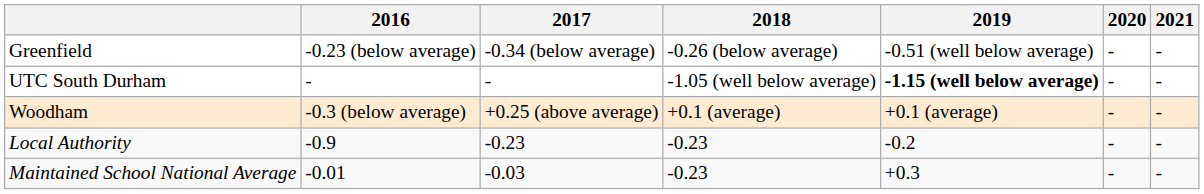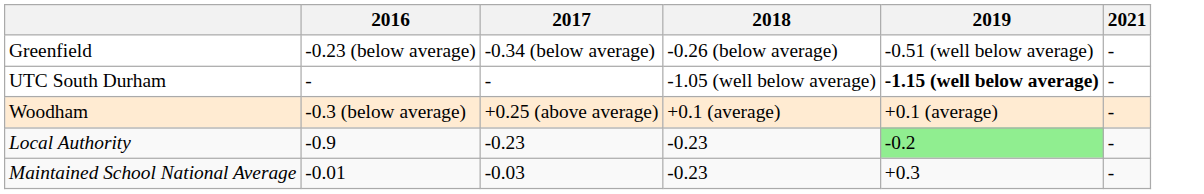- column: (1127, 19)
(900, 142) no background -> (900, 142) lightgreen background
